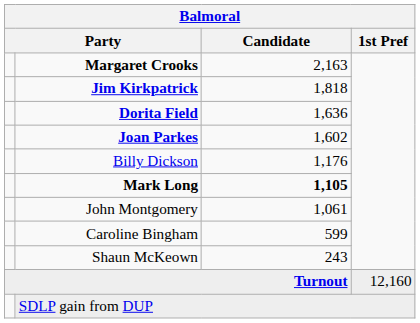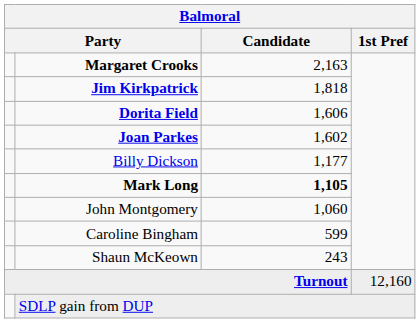(330, 112) 1,636 -> (330, 112) 1,606
(330, 161) 1,176 -> (330, 161) 1,177
(330, 209) 1,061 -> (330, 209) 1,060
